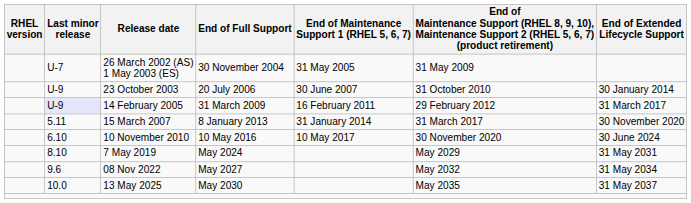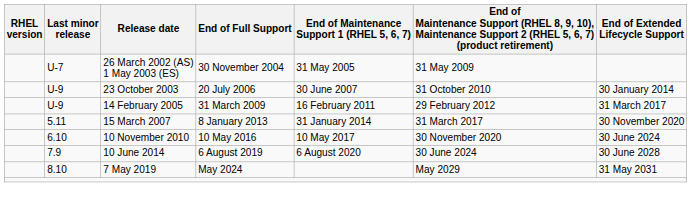(55, 105) lavender background -> (55, 105) no background
+ row: (134, 153)
- row: (132, 169)
- row: (132, 185)
